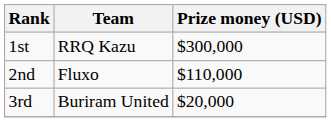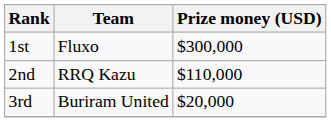(97, 46) RRQ Kazu -> (78, 46) Fluxo
(78, 74) Fluxo -> (97, 74) RRQ Kazu
